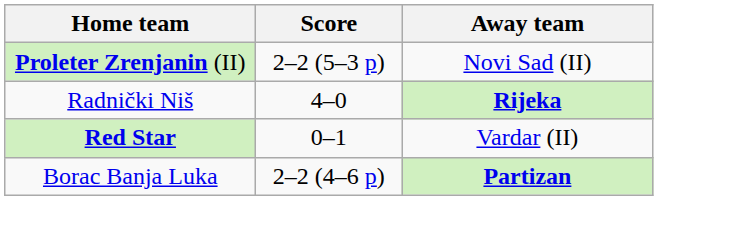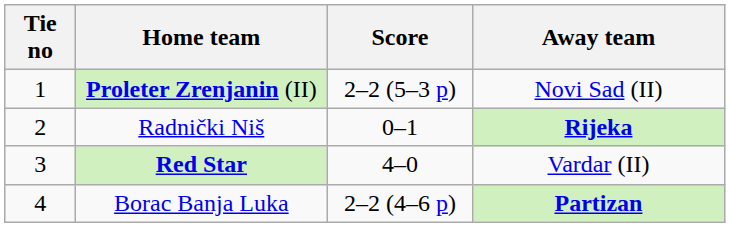+ column: (40, 37)
(329, 99) 4–0 -> (400, 126) 0–1
(329, 137) 0–1 -> (400, 164) 4–0
